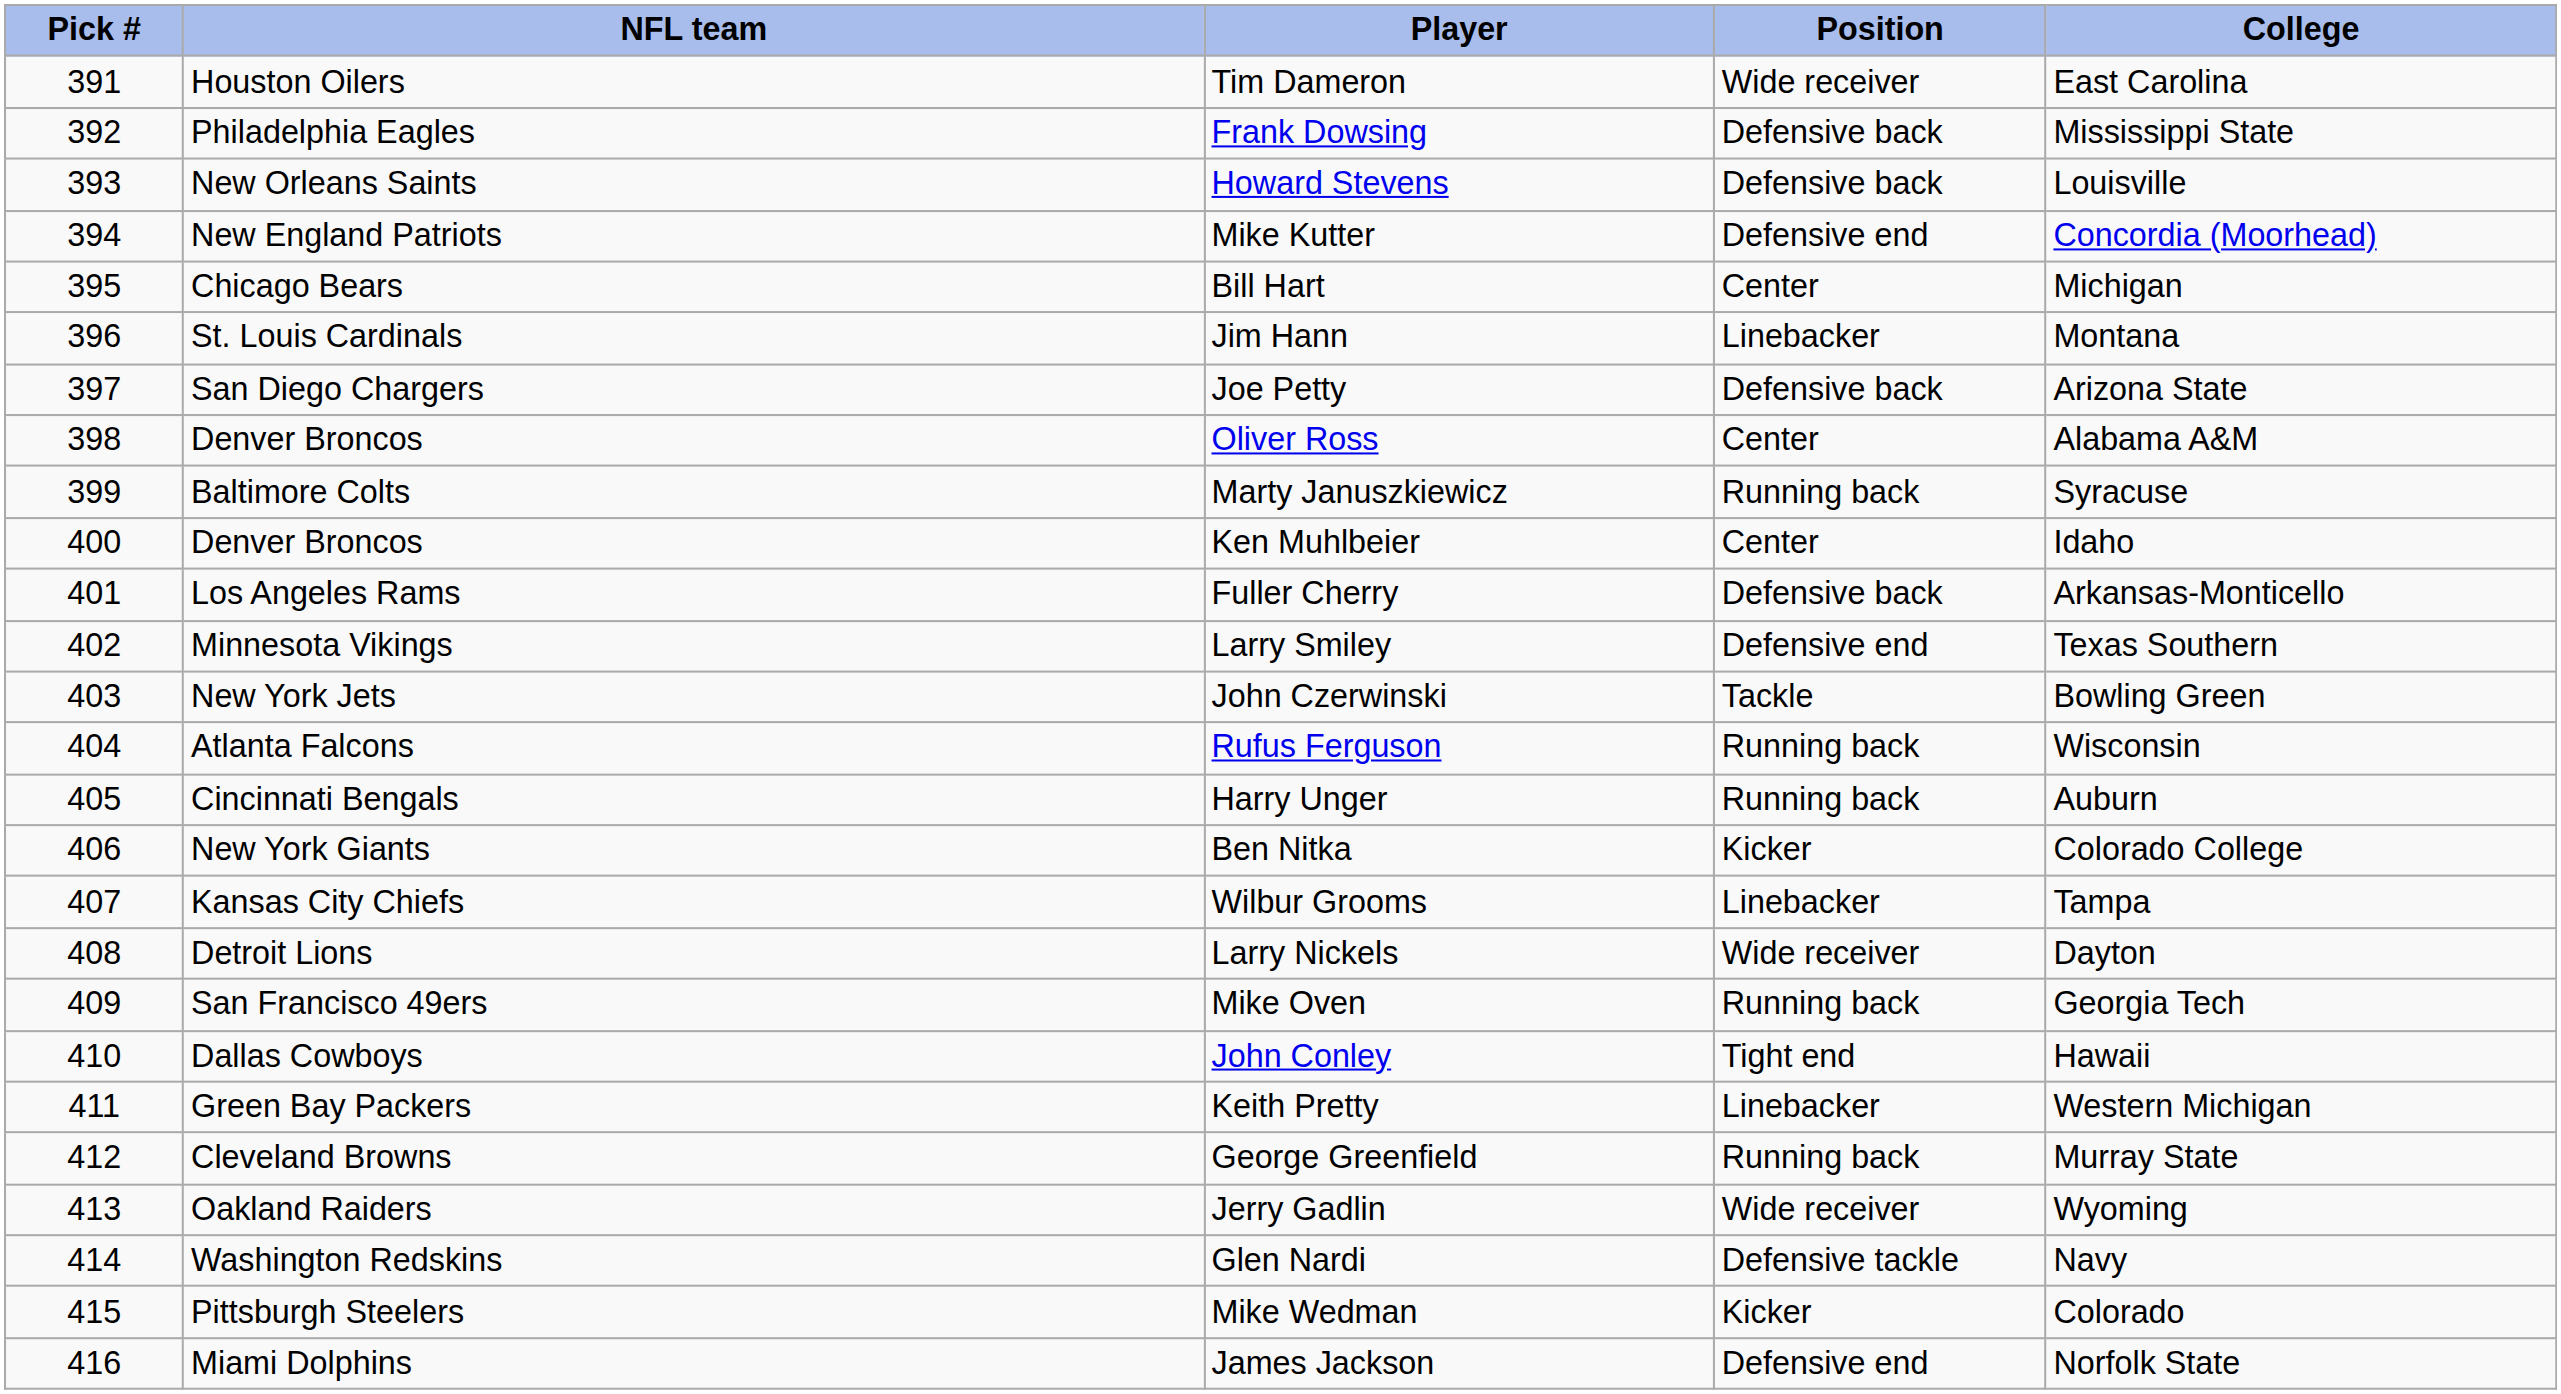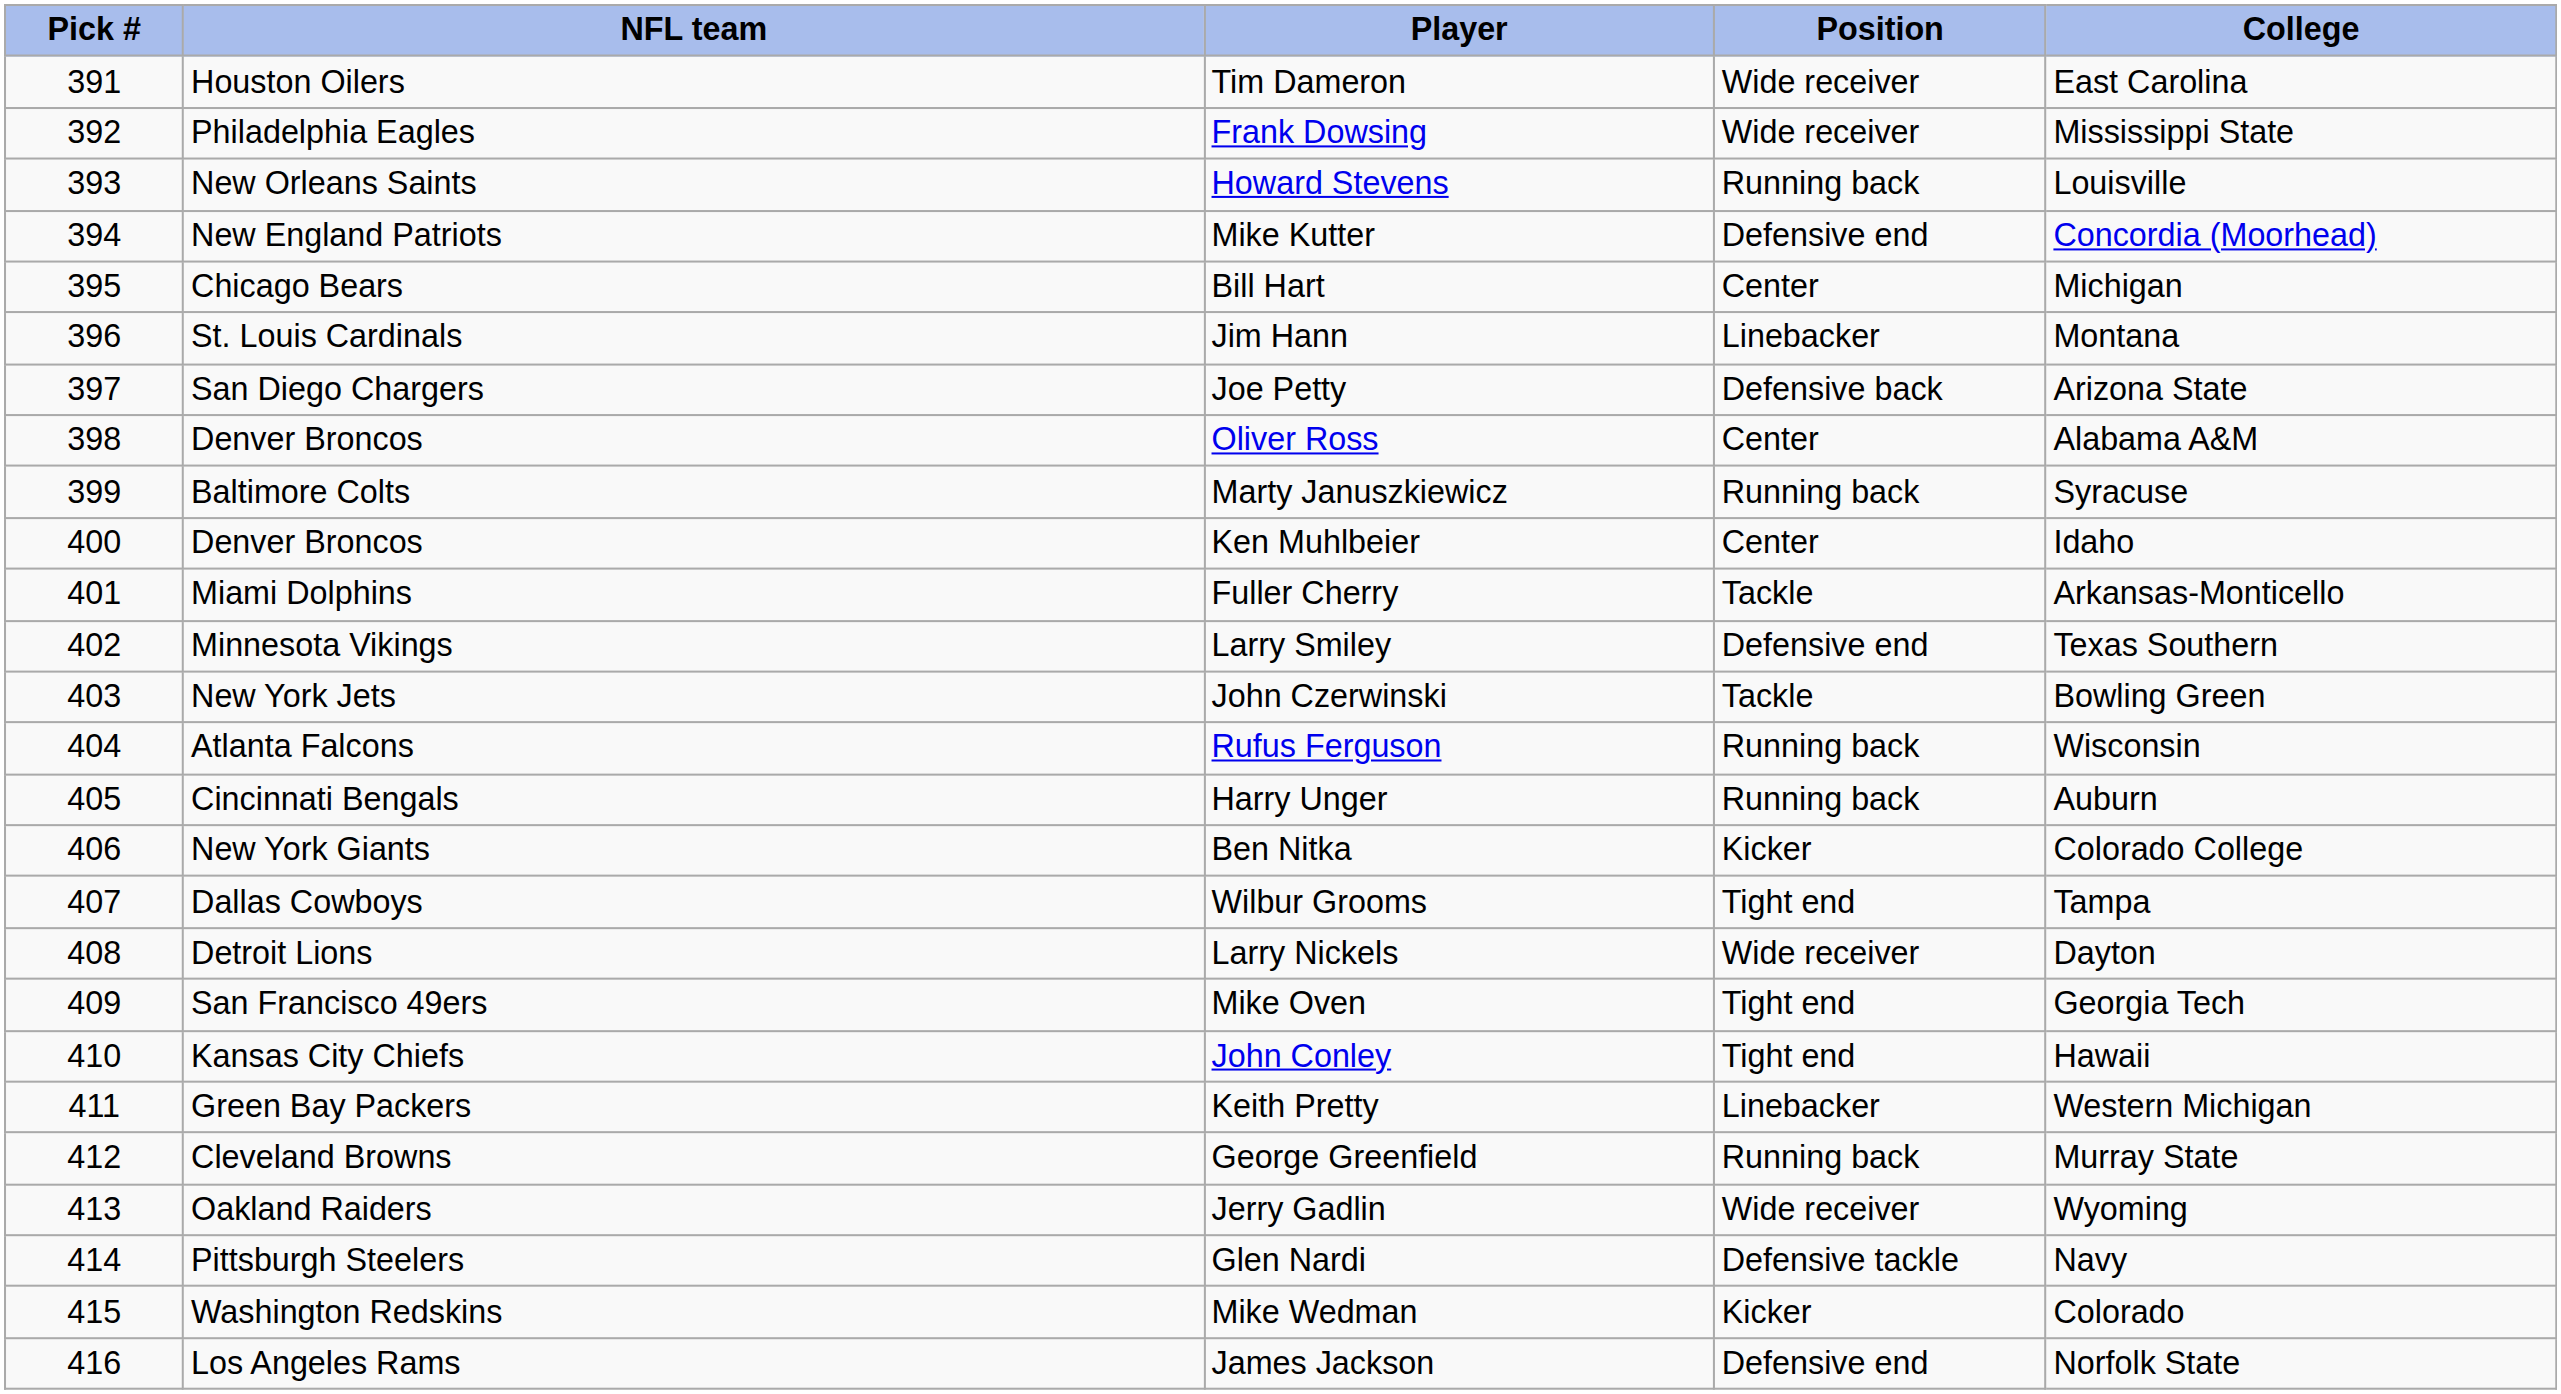(1832, 132) Defensive back -> (1821, 132) Wide receiver
(1832, 183) Defensive back -> (1821, 183) Running back
(326, 593) Los Angeles Rams -> (302, 593) Miami Dolphins
(1832, 593) Defensive back -> (1768, 593) Tackle
(328, 901) Kansas City Chiefs -> (307, 901) Dallas Cowboys
(1801, 901) Linebacker -> (1789, 901) Tight end
(1821, 1004) Running back -> (1789, 1004) Tight end
(307, 1055) Dallas Cowboys -> (328, 1055) Kansas City Chiefs
(347, 1260) Washington Redskins -> (328, 1260) Pittsburgh Steelers
(328, 1311) Pittsburgh Steelers -> (347, 1311) Washington Redskins
(302, 1362) Miami Dolphins -> (326, 1362) Los Angeles Rams
